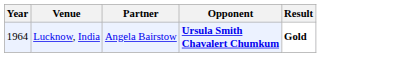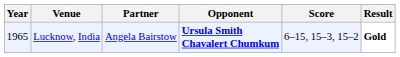+ column: (321, 13)
(18, 37) 1964 -> (18, 37) 1965
